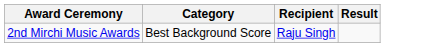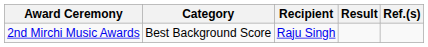+ column: (402, 14)
